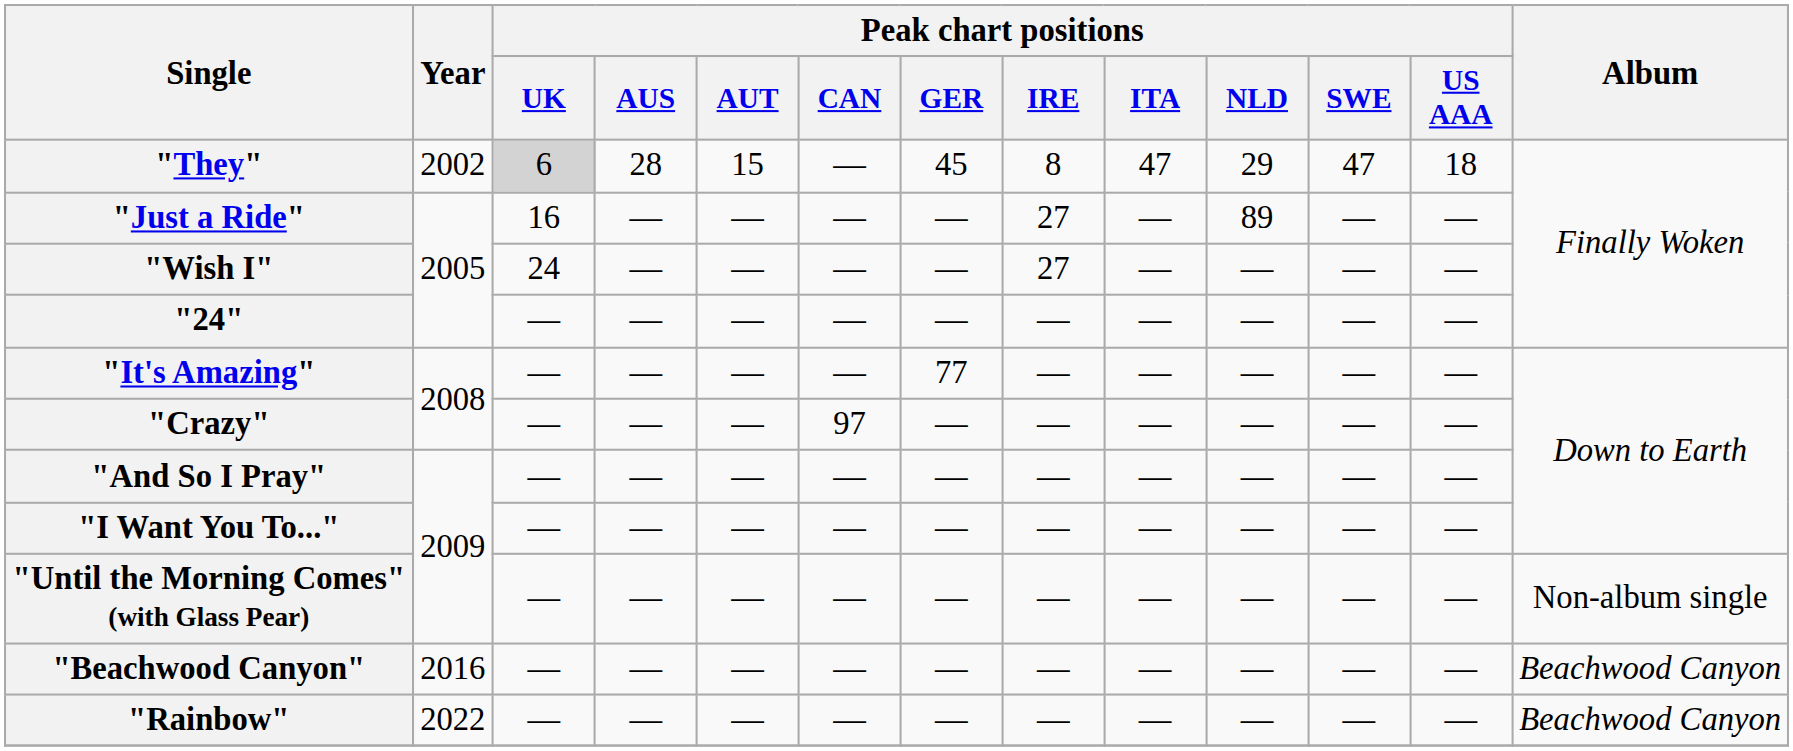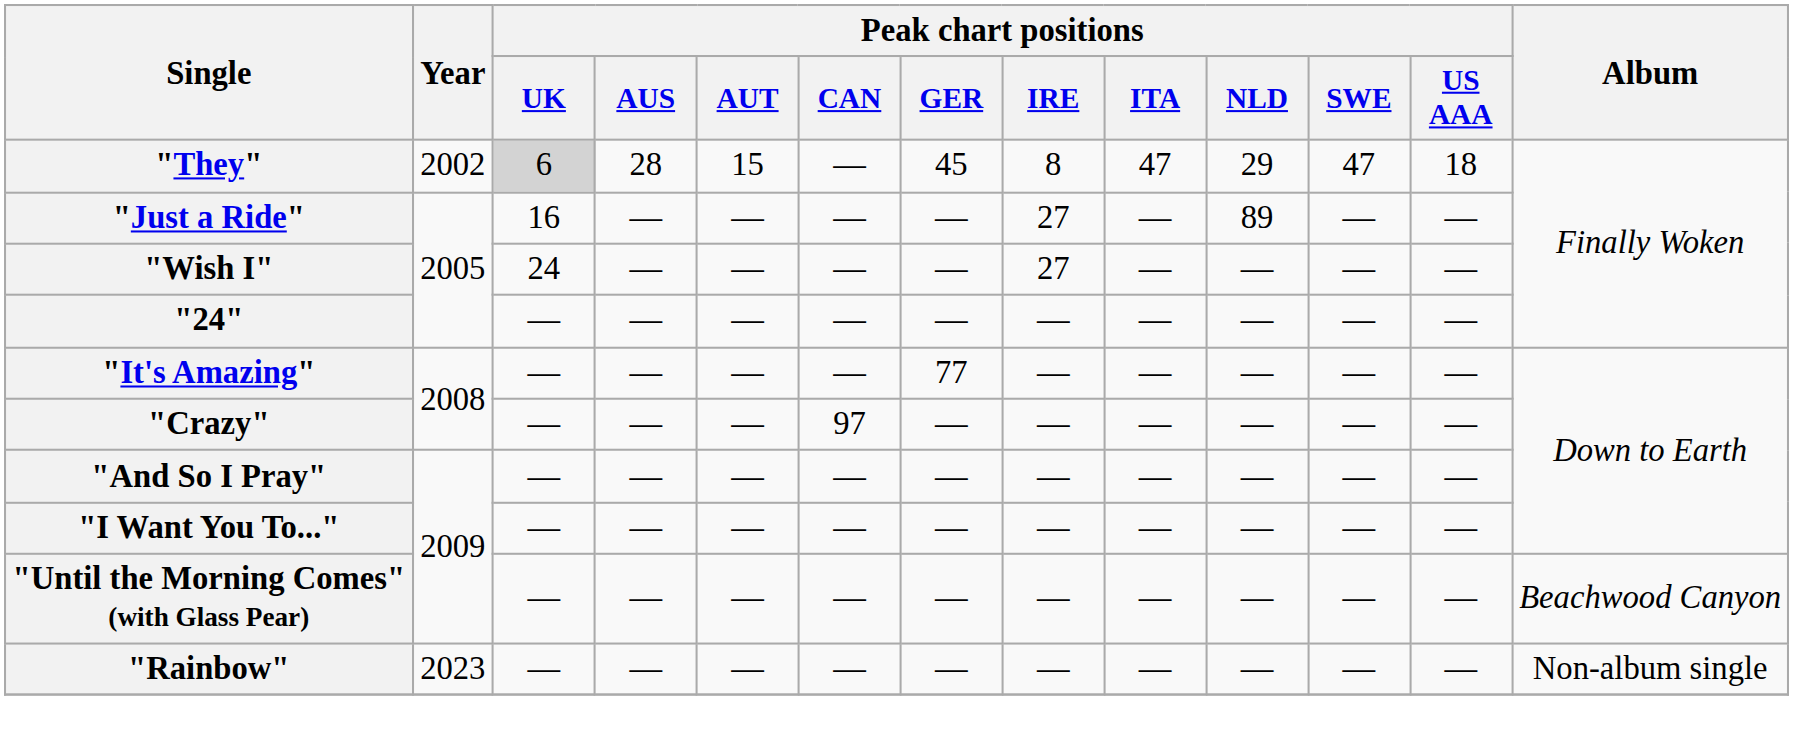(1650, 597) Non-album single -> (1650, 597) Beachwood Canyon
- row: (209, 667)
(453, 719) 2022 -> (453, 667) 2023
(1650, 719) Beachwood Canyon -> (1650, 667) Non-album single
